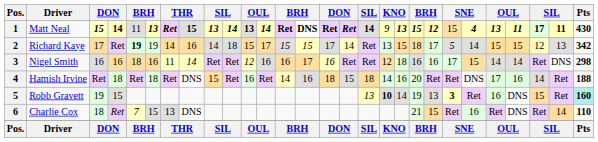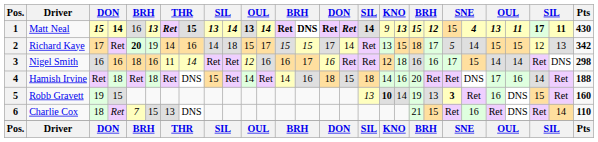(136, 28) 11 -> (136, 28) 16
(136, 45) 19 -> (136, 45) 20
(249, 78) 16 -> (249, 78) 14
(583, 95) paleturquoise background -> (583, 95) no background
